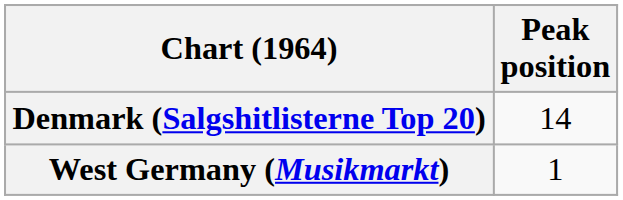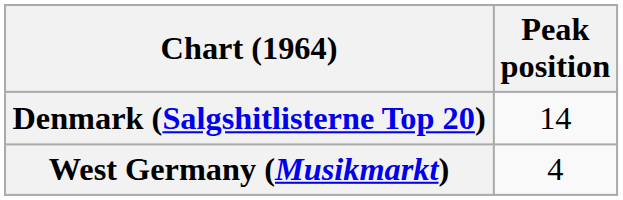(555, 169) 1 -> (555, 169) 4
